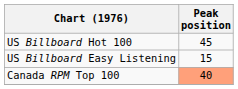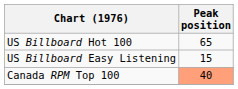(206, 42) 45 -> (206, 42) 65
